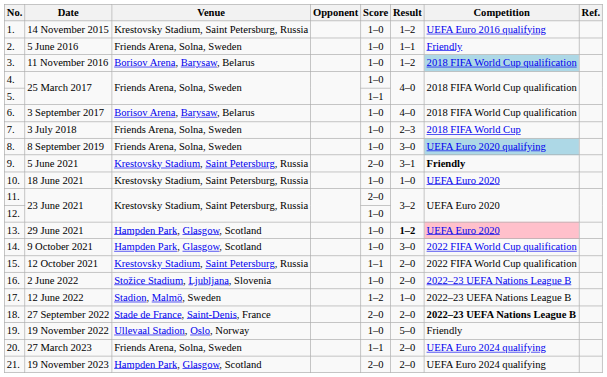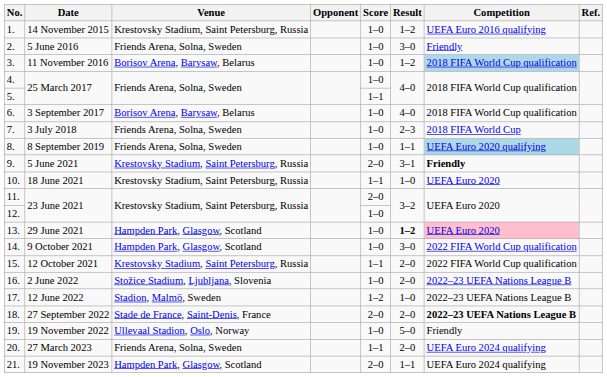(407, 46) 1–1 -> (407, 46) 3–0
(407, 146) 3–0 -> (407, 146) 1–1
(376, 180) 1–0 -> (376, 180) 1–1
(407, 364) 2–0 -> (407, 364) 1–1
